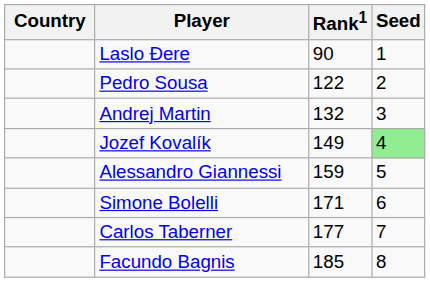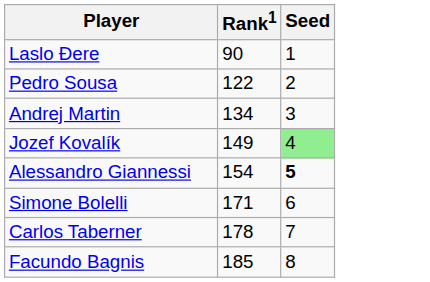- column: (50, 21)
(328, 113) 132 -> (238, 113) 134
(328, 172) 159 -> (238, 172) 154
(381, 172) normal -> (291, 172) bold
(328, 232) 177 -> (238, 232) 178
